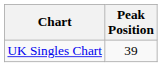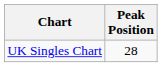(131, 51) 39 -> (131, 51) 28
